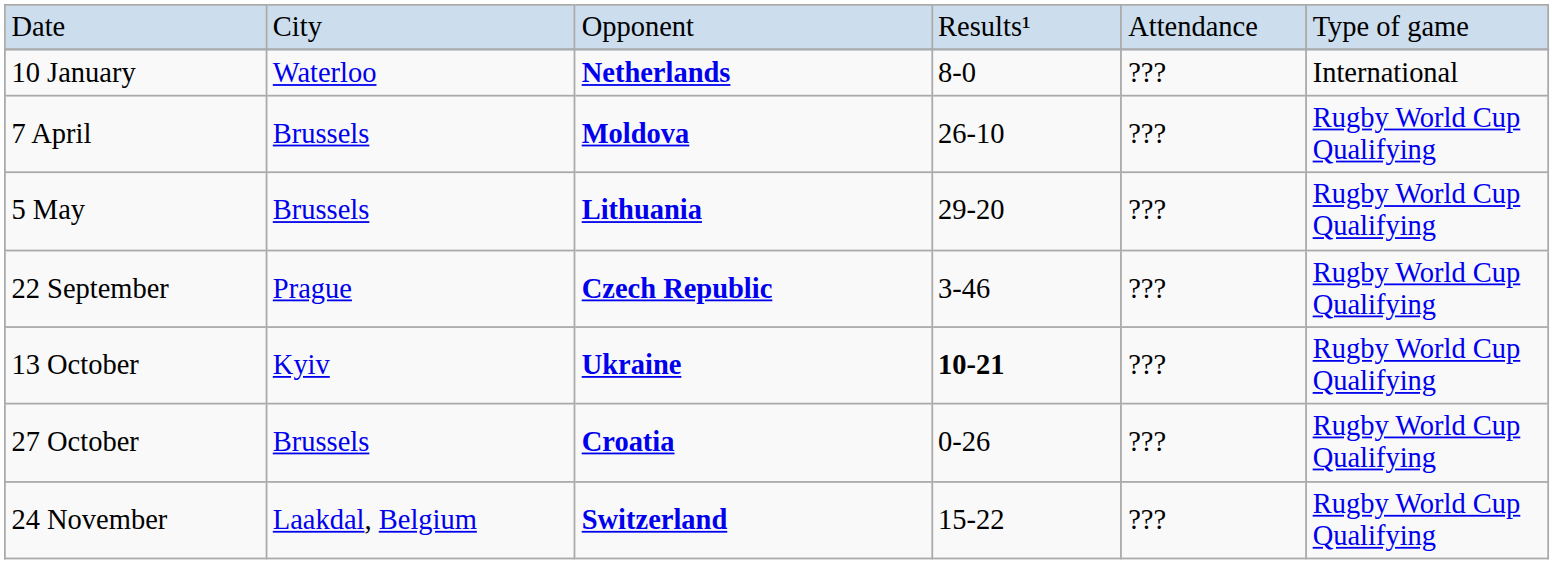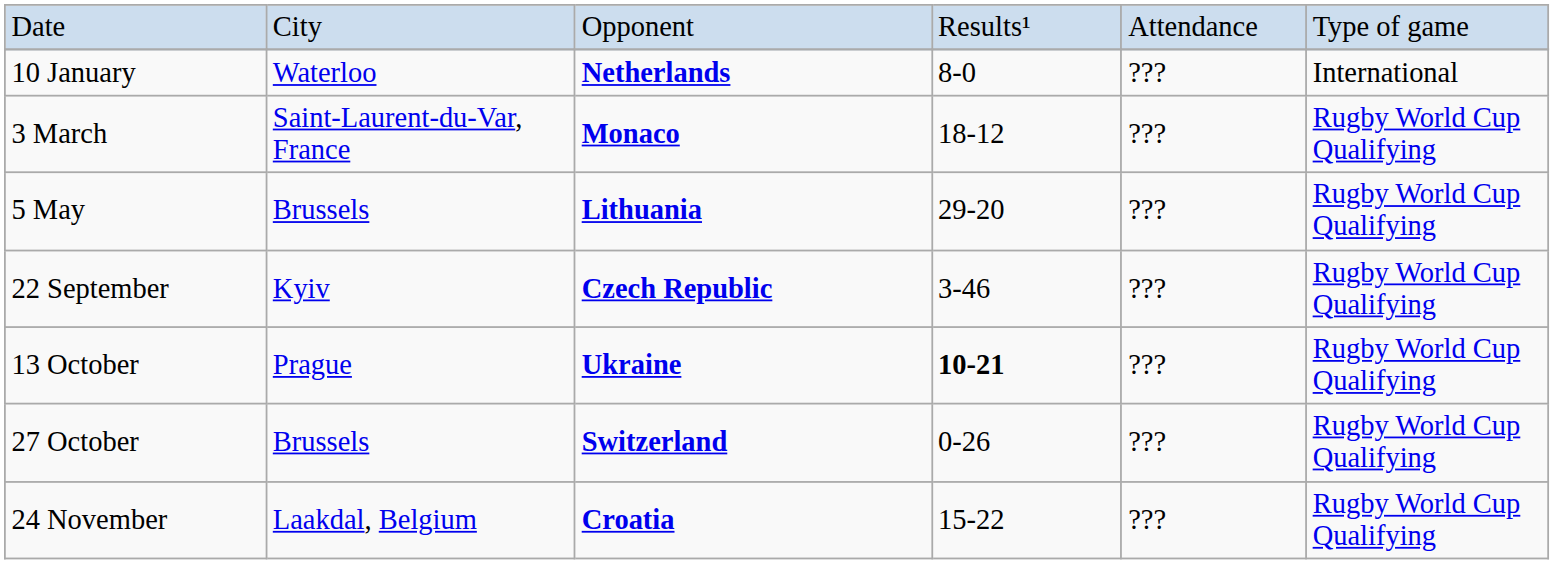+ row: (59, 133)
- row: (51, 133)
(312, 287) Prague -> (301, 287) Kyiv
(301, 365) Kyiv -> (312, 365) Prague
(628, 442) Croatia -> (654, 442) Switzerland
(654, 519) Switzerland -> (628, 519) Croatia
